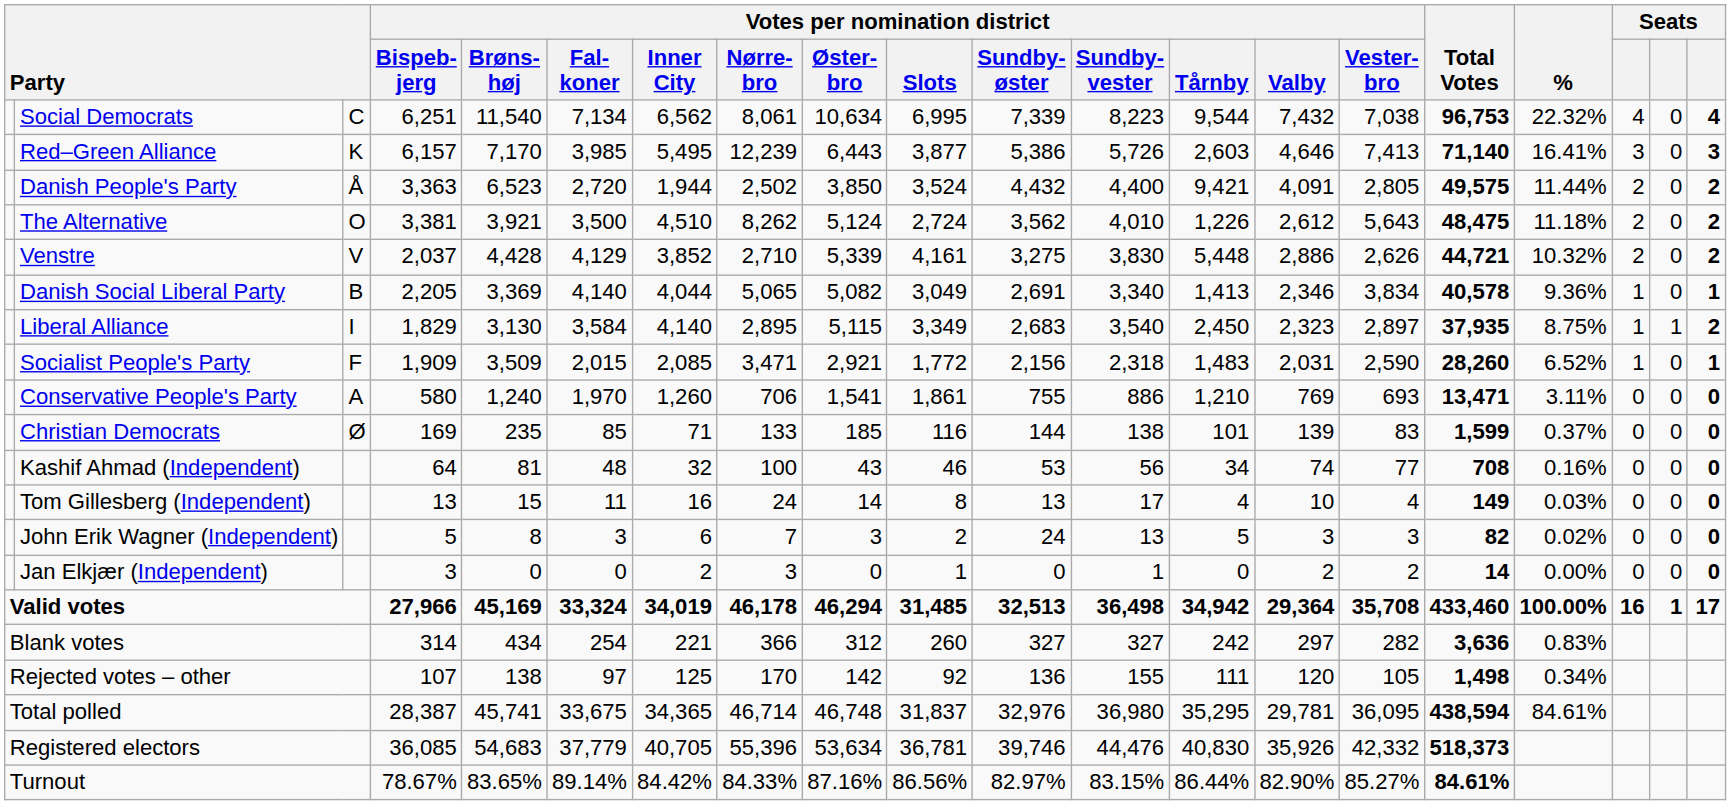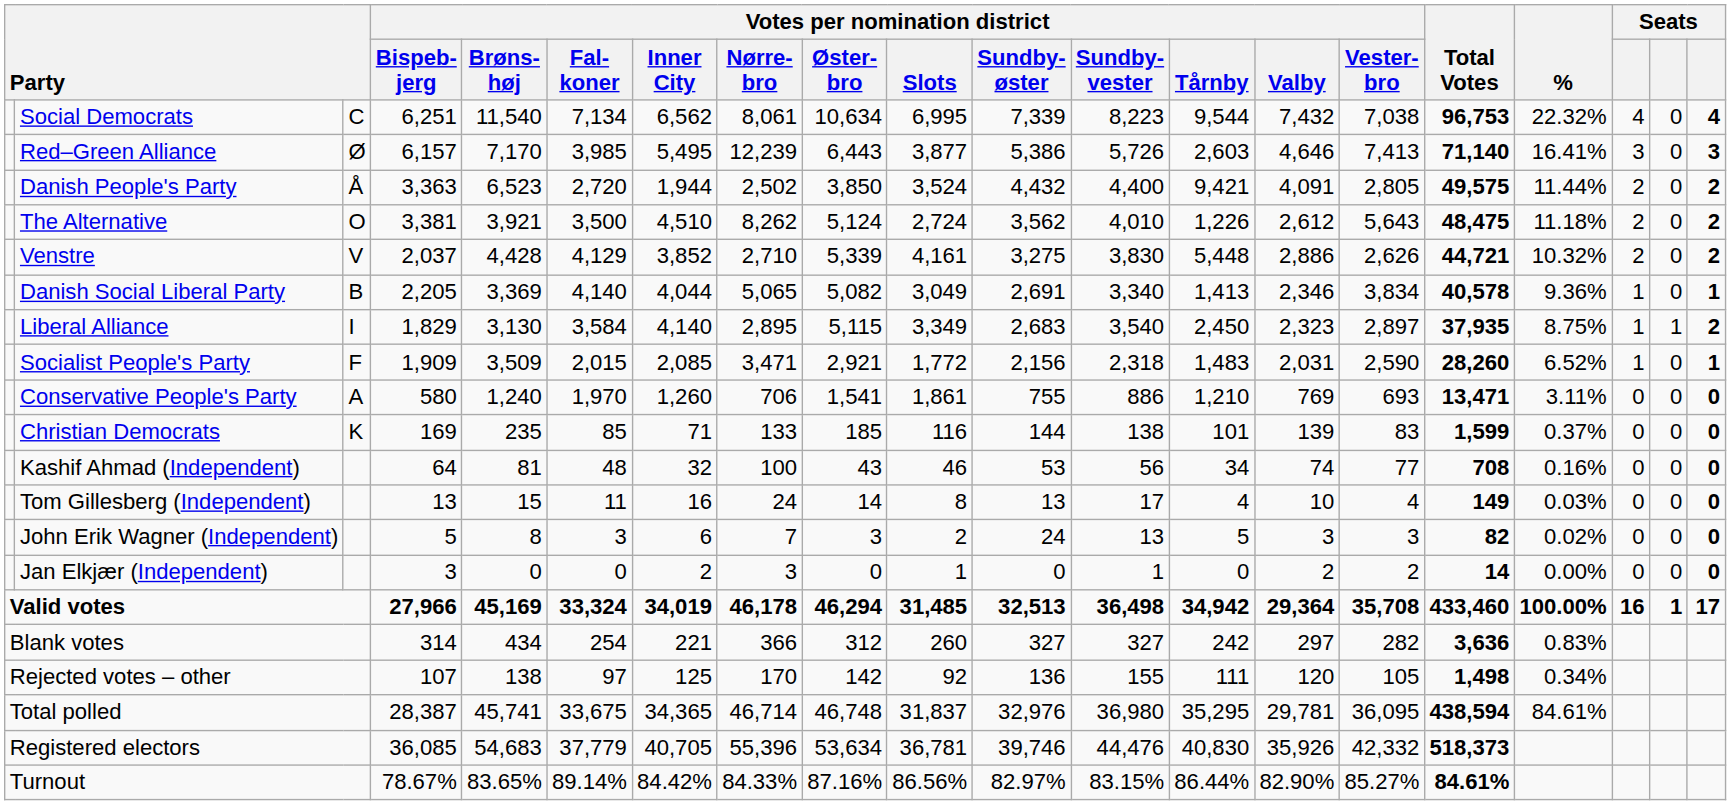(356, 151) K -> (357, 151) Ø
(357, 432) Ø -> (356, 432) K
